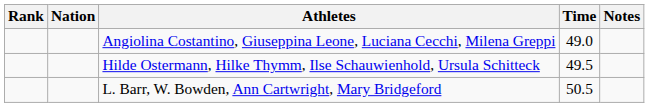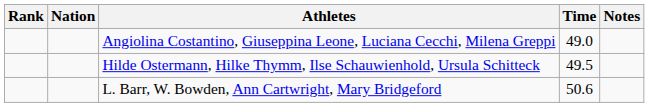(579, 89) 50.5 -> (579, 89) 50.6
